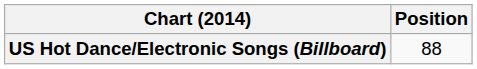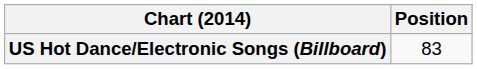(431, 48) 88 -> (431, 48) 83
